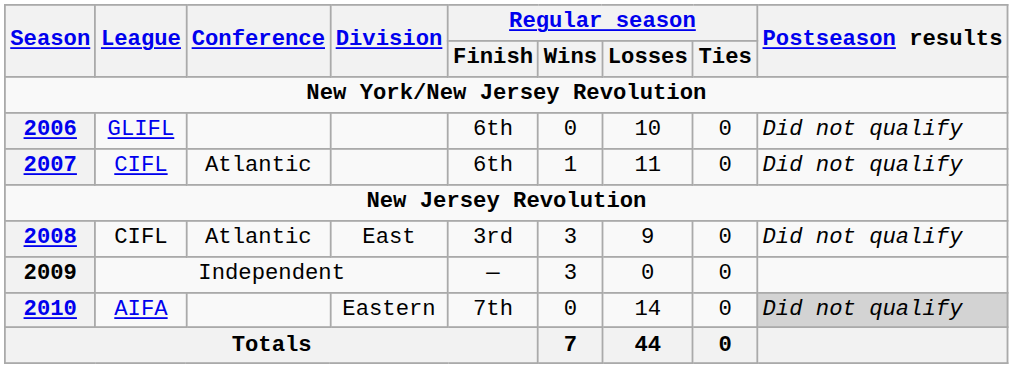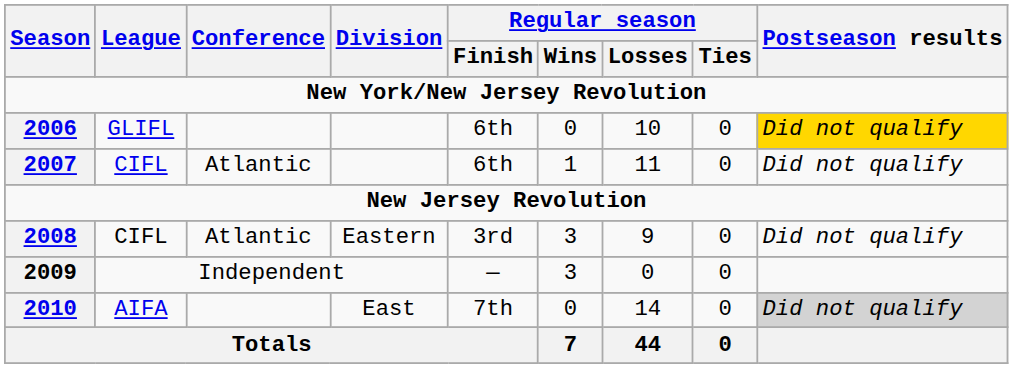(863, 131) no background -> (863, 131) gold background
(389, 239) East -> (389, 239) Eastern
(389, 310) Eastern -> (389, 310) East
